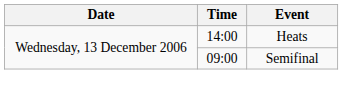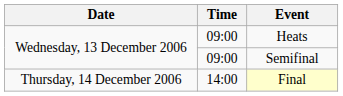(222, 36) 14:00 -> (222, 36) 09:00
+ row: (292, 79)
